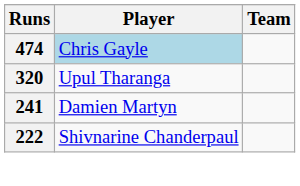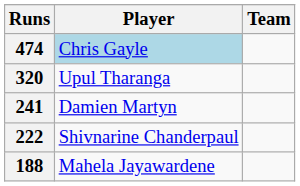+ row: (29, 166)
